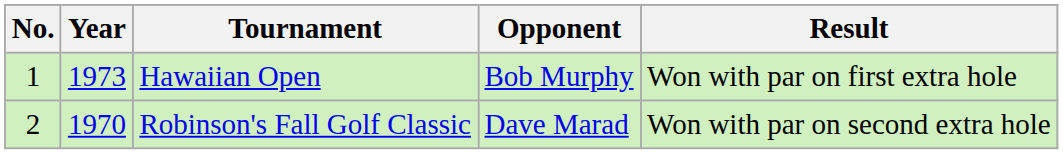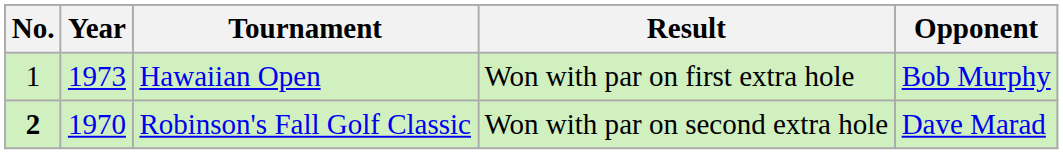columns swapped: (559, 28) <-> (849, 28)
(33, 124) normal -> (33, 124) bold
